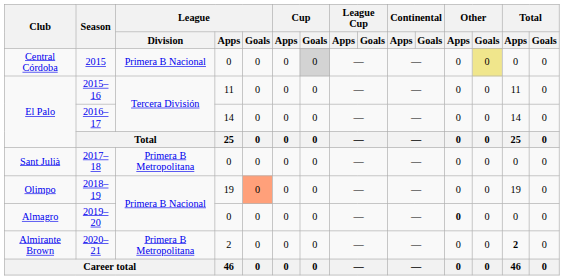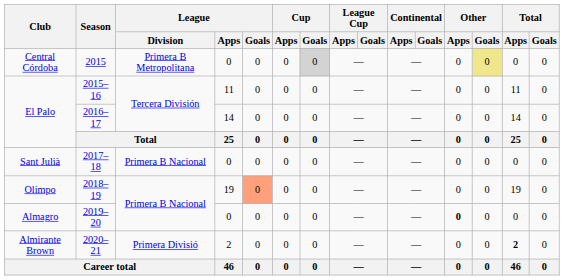(165, 62) Primera B Nacional -> (165, 62) Primera B Metropolitana
(165, 161) Primera B Metropolitana -> (165, 161) Primera B Nacional
(165, 245) Primera B Metropolitana -> (165, 245) Primera Divisió
